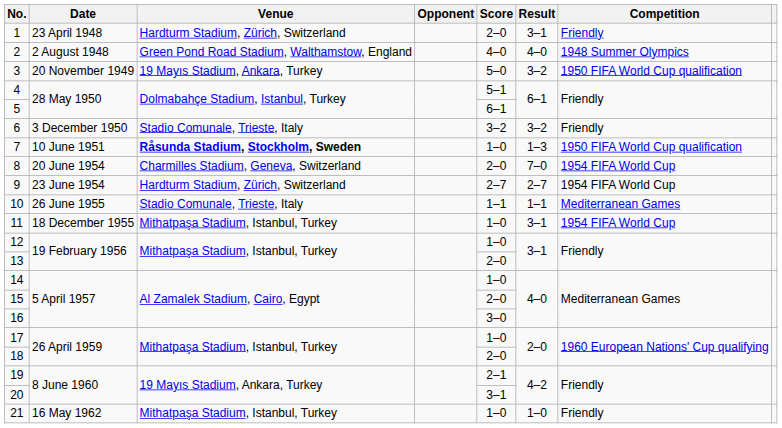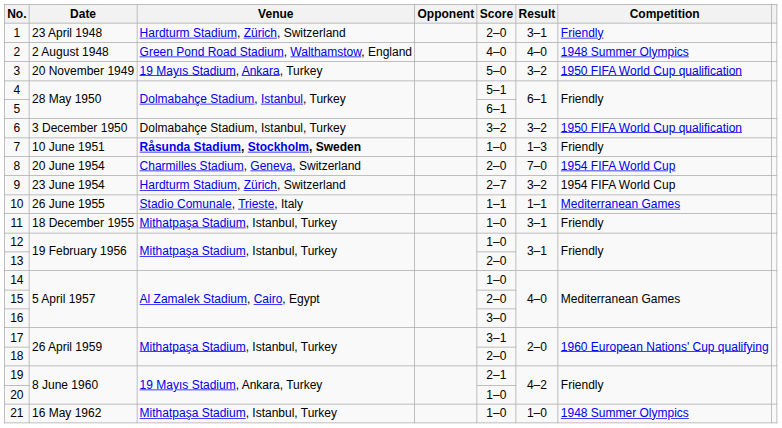(221, 128) Stadio Comunale, Trieste, Italy -> (243, 128) Dolmabahçe Stadium, Istanbul, Turkey
(582, 128) Friendly -> (651, 128) 1950 FIFA World Cup qualification
(651, 147) 1950 FIFA World Cup qualification -> (582, 147) Friendly
(537, 185) 2–7 -> (537, 185) 3–2
(618, 223) 1954 FIFA World Cup -> (582, 223) Friendly
(496, 337) 1–0 -> (496, 337) 3–1
(496, 394) 3–1 -> (496, 394) 1–0
(582, 413) Friendly -> (625, 413) 1948 Summer Olympics
